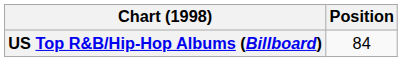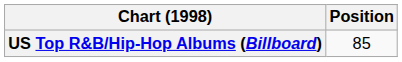(362, 43) 84 -> (362, 43) 85
